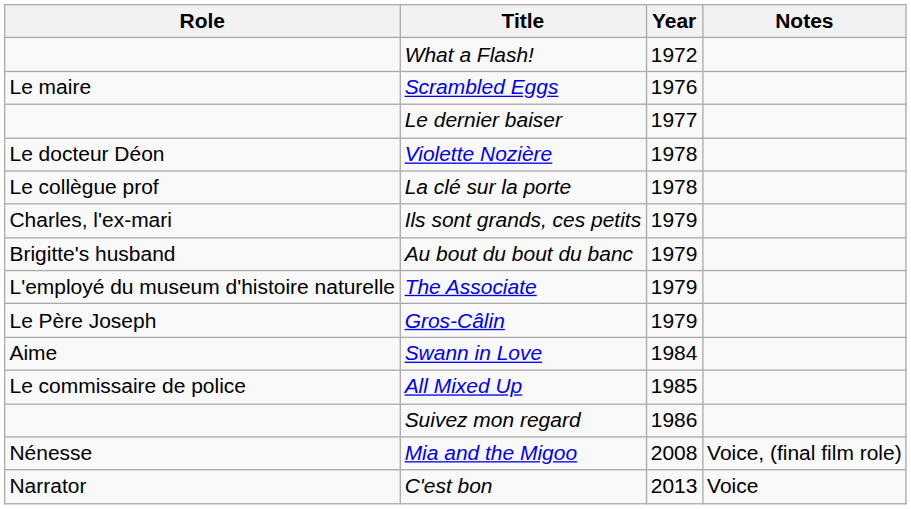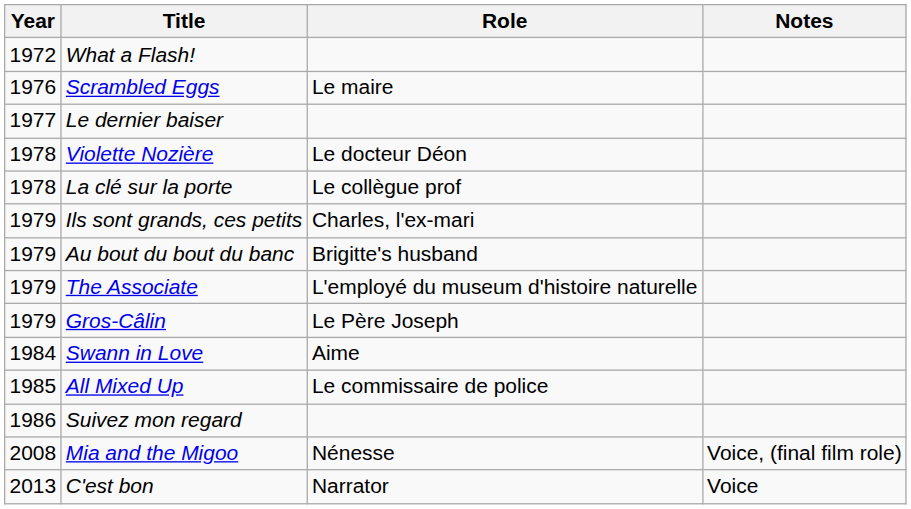columns swapped: (674, 21) <-> (202, 21)
